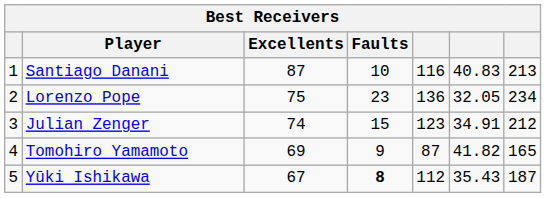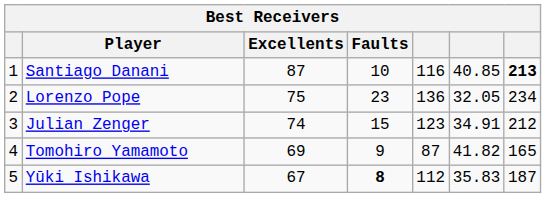(477, 71) 40.83 -> (477, 71) 40.85
(522, 71) normal -> (522, 71) bold
(477, 178) 35.43 -> (477, 178) 35.83
